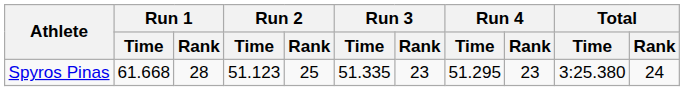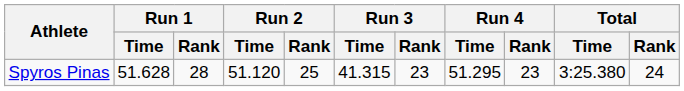(144, 73) 61.668 -> (144, 73) 51.628
(254, 73) 51.123 -> (254, 73) 51.120
(364, 73) 51.335 -> (364, 73) 41.315
